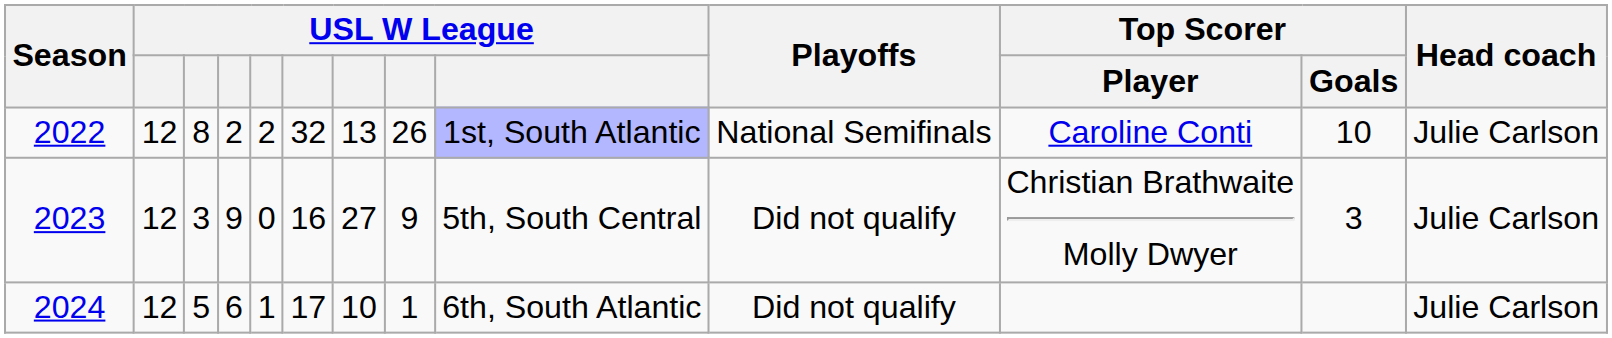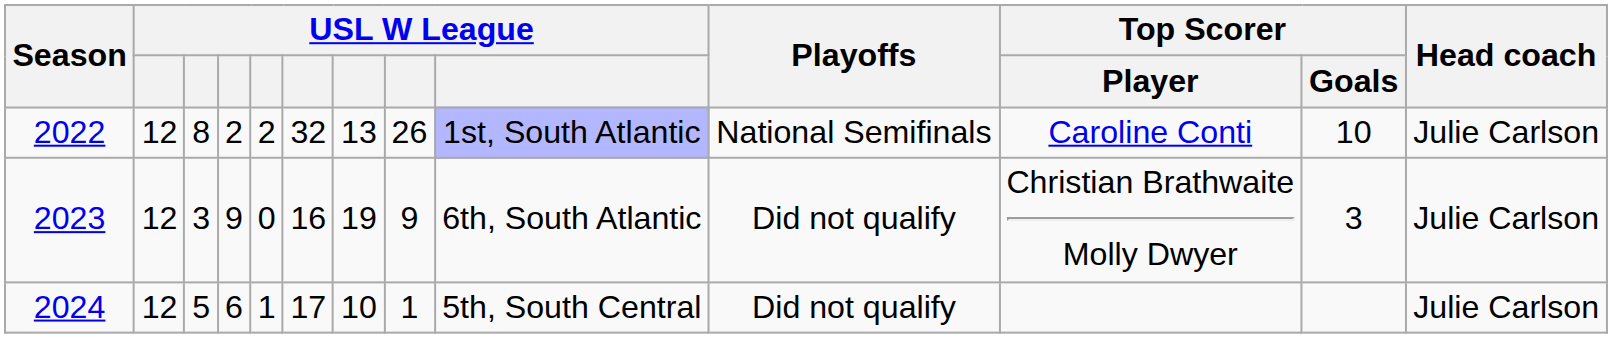(359, 219) 27 -> (359, 219) 19
(572, 219) 5th, South Central -> (572, 219) 6th, South Atlantic
(572, 306) 6th, South Atlantic -> (572, 306) 5th, South Central
